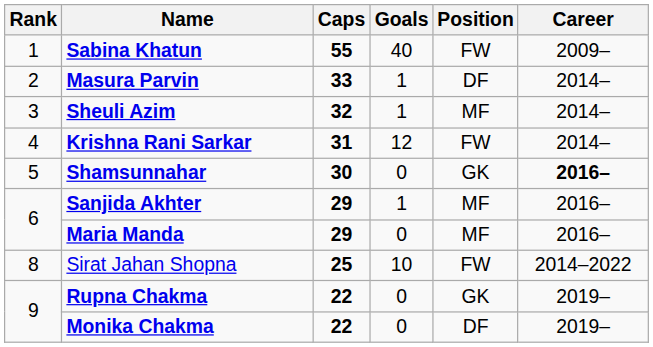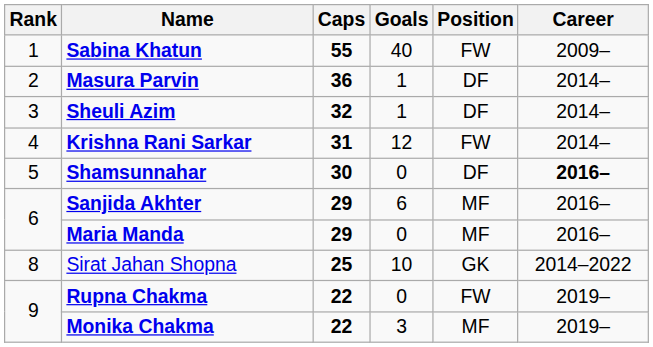(342, 81) 33 -> (342, 81) 36
(476, 111) MF -> (476, 111) DF
(476, 173) GK -> (476, 173) DF
(402, 204) 1 -> (402, 204) 6
(476, 265) FW -> (476, 265) GK
(476, 296) GK -> (476, 296) FW
(402, 326) 0 -> (402, 326) 3
(476, 326) DF -> (476, 326) MF
